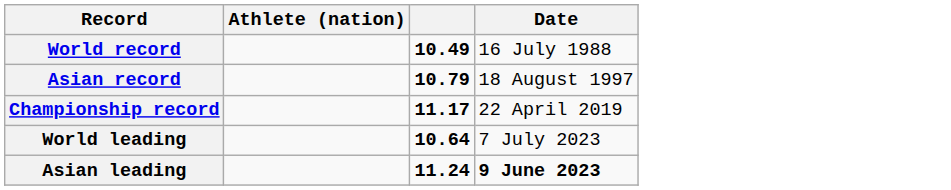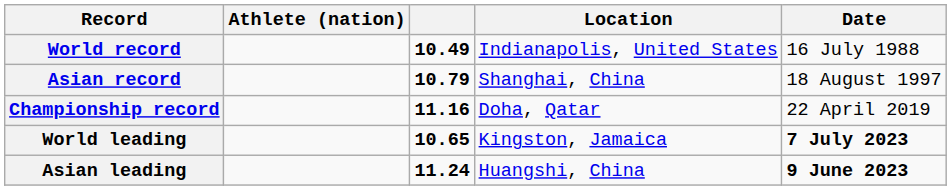+ column: (628, 20)
(442, 110) 11.17 -> (442, 110) 11.16
(442, 140) 10.64 -> (442, 140) 10.65
(540, 140) normal -> (847, 140) bold
